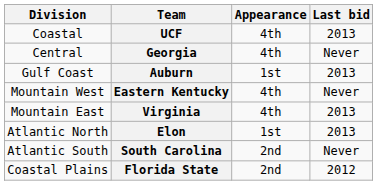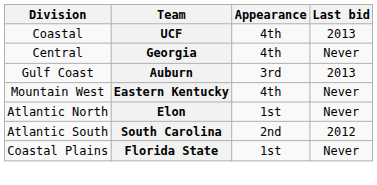(271, 73) 1st -> (271, 73) 3rd
- row: (171, 112)
(341, 131) 2013 -> (341, 112) Never
(341, 151) Never -> (341, 131) 2012
(271, 170) 2nd -> (271, 151) 1st
(341, 170) 2012 -> (341, 151) Never
